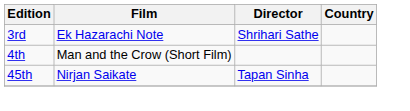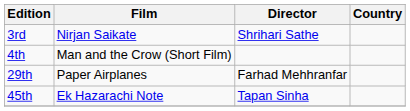(110, 34) Ek Hazarachi Note -> (96, 34) Nirjan Saikate
+ row: (20, 75)
(96, 75) Nirjan Saikate -> (110, 95) Ek Hazarachi Note
